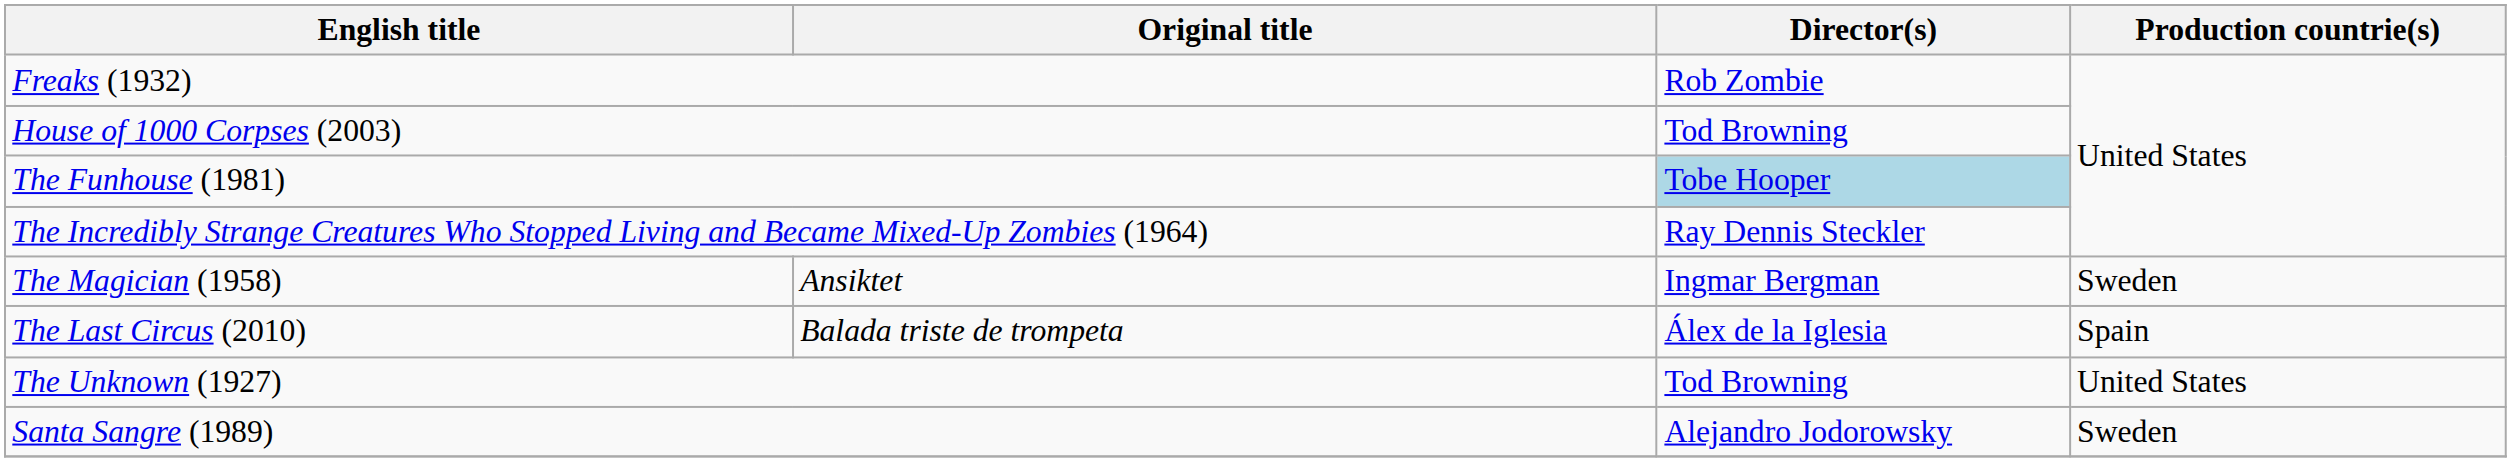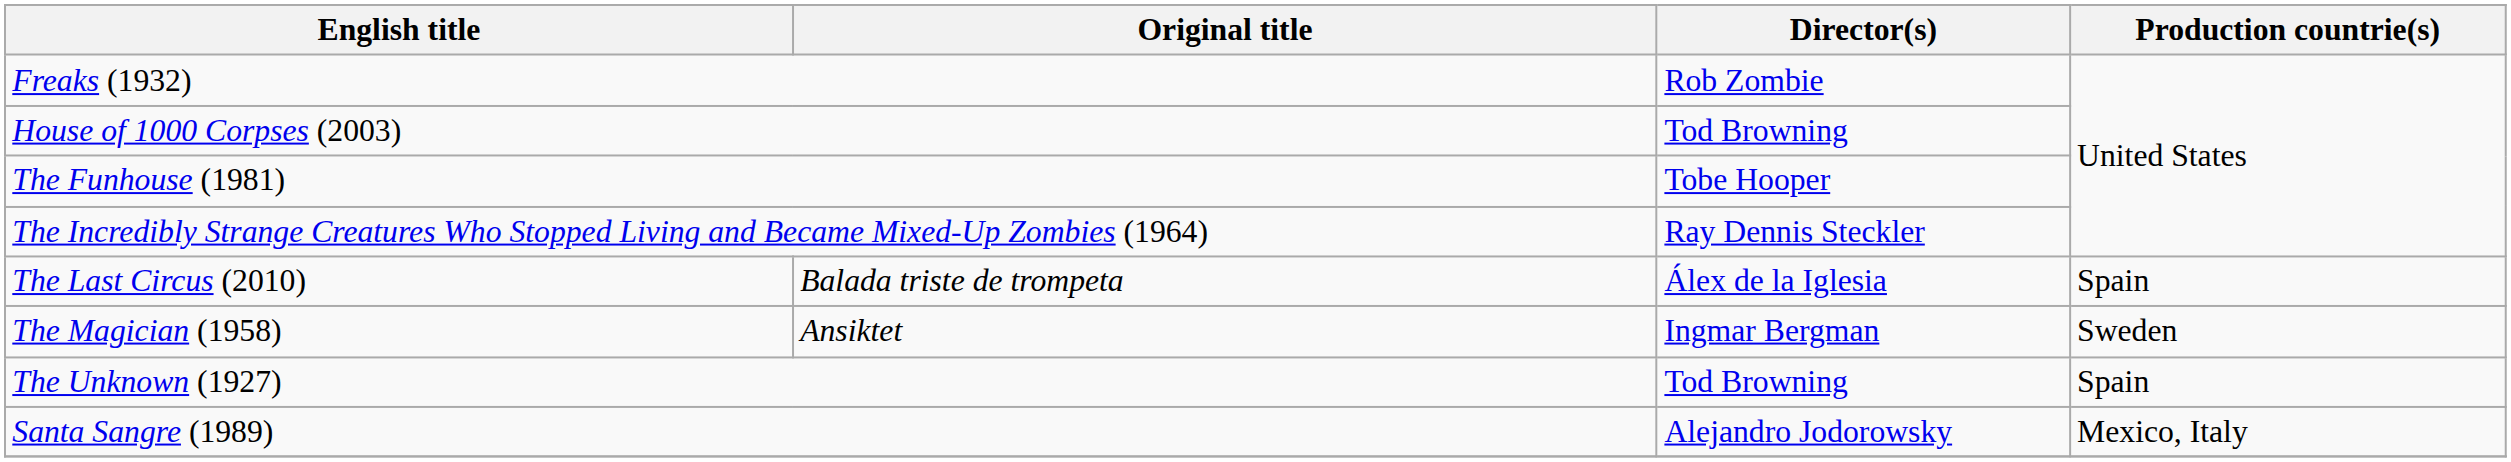(1747, 180) lightblue background -> (1747, 180) no background
rows swapped: (159, 331) <-> (147, 280)
(2162, 381) United States -> (2113, 381) Spain
(2127, 431) Sweden -> (2162, 431) Mexico, Italy
